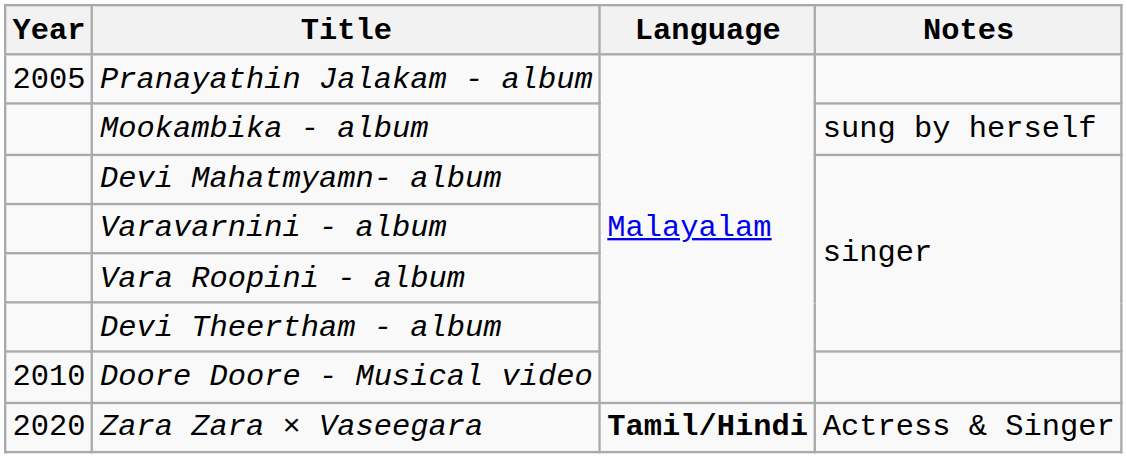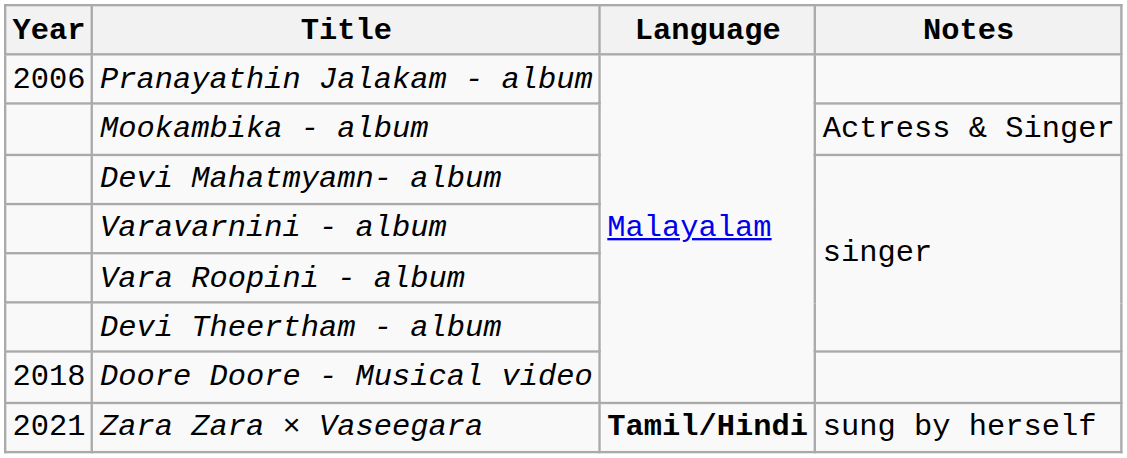(49, 80) 2005 -> (49, 80) 2006
(960, 129) sung by herself -> (969, 129) Actress & Singer
(49, 377) 2010 -> (49, 377) 2018
(49, 427) 2020 -> (49, 427) 2021
(969, 427) Actress & Singer -> (960, 427) sung by herself
